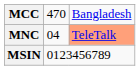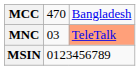(53, 34) 04 -> (53, 34) 03
